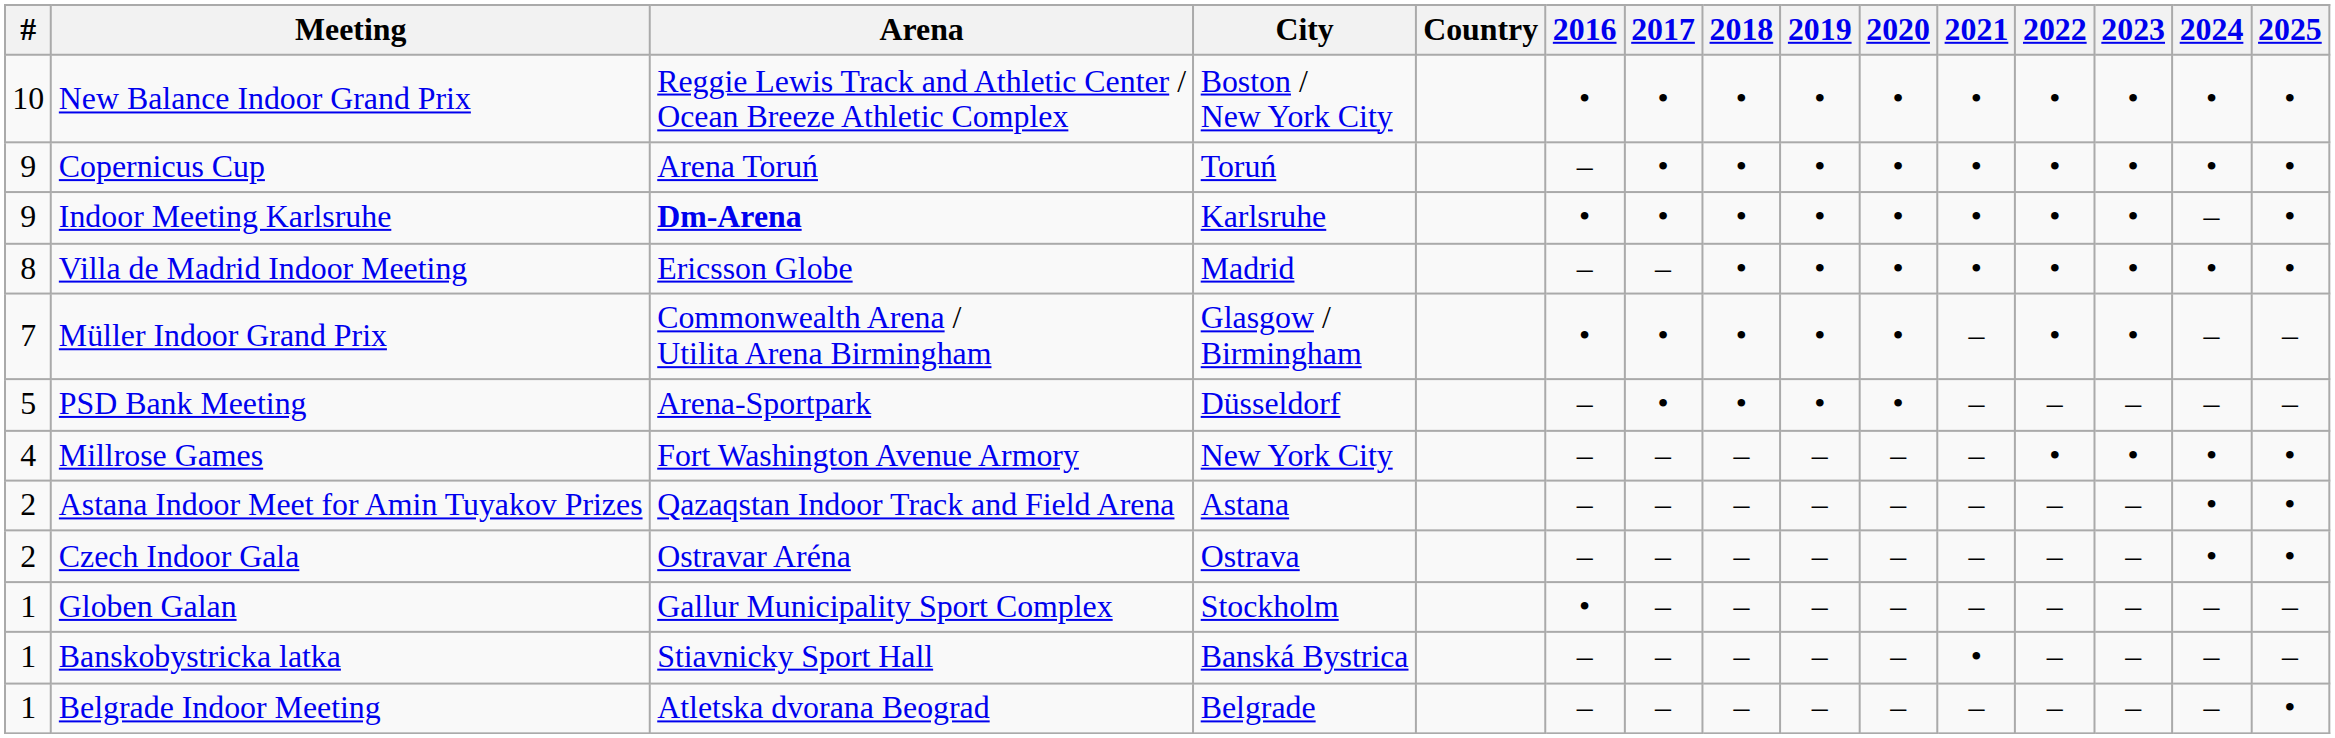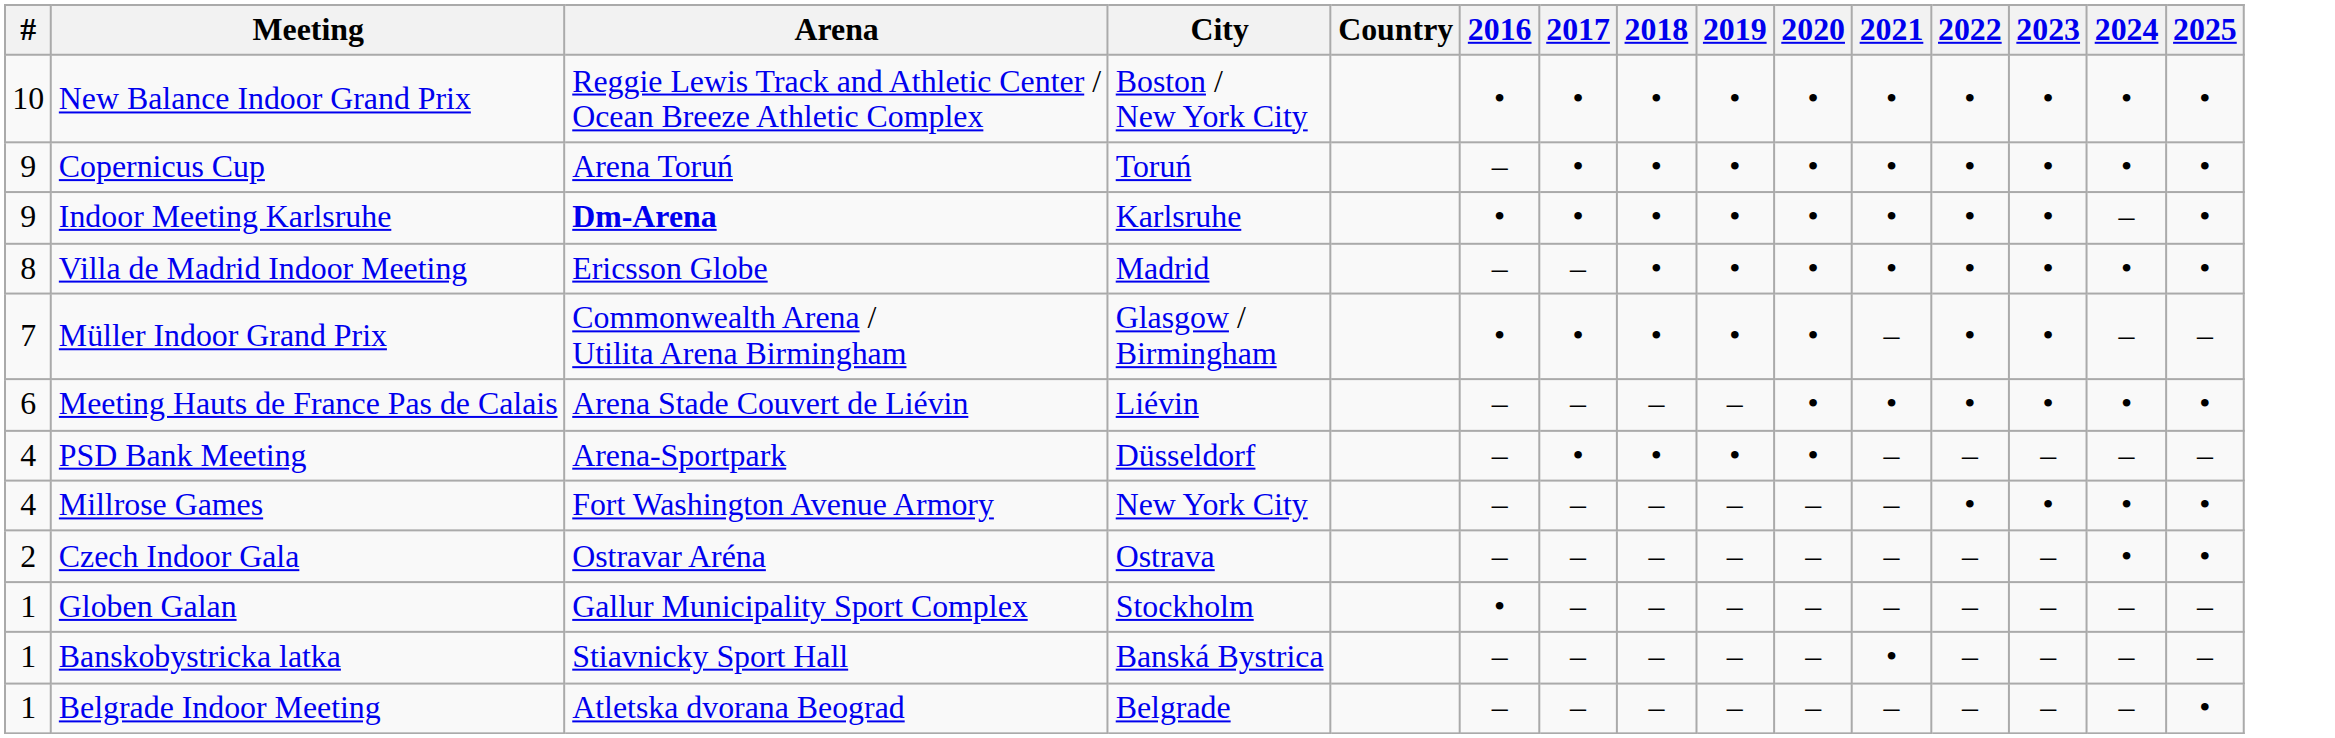+ row: (308, 404)
(28, 404) 5 -> (28, 454) 4
- row: (351, 505)
